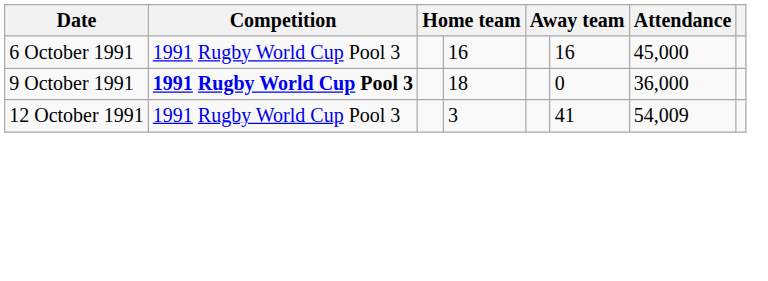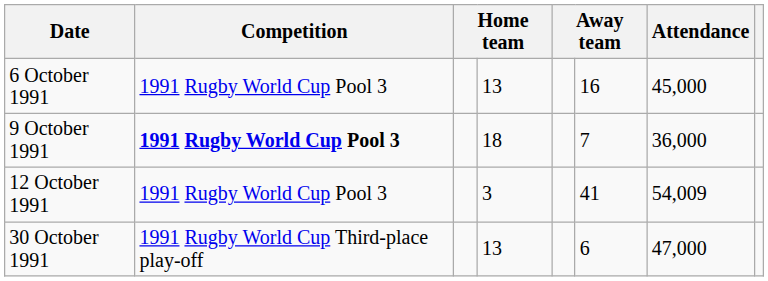(458, 52) 16 -> (492, 85) 13
(560, 83) 0 -> (585, 140) 7
+ row: (54, 248)
